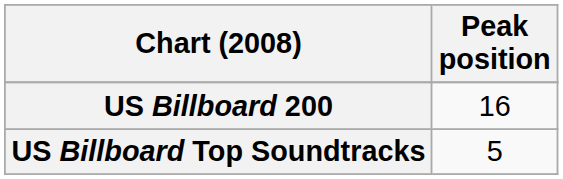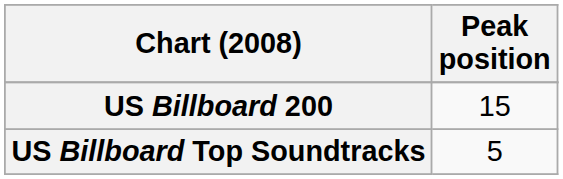(495, 105) 16 -> (495, 105) 15
